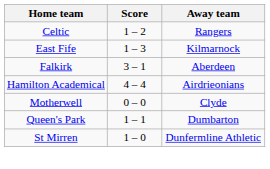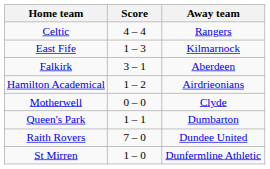(135, 31) 1 – 2 -> (135, 31) 4 – 4
(135, 84) 4 – 4 -> (135, 84) 1 – 2
+ row: (56, 137)
